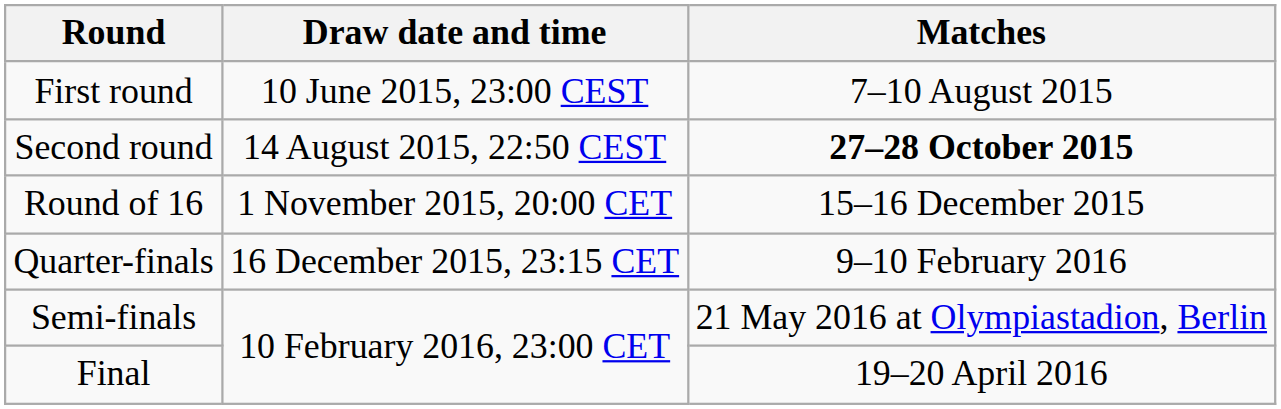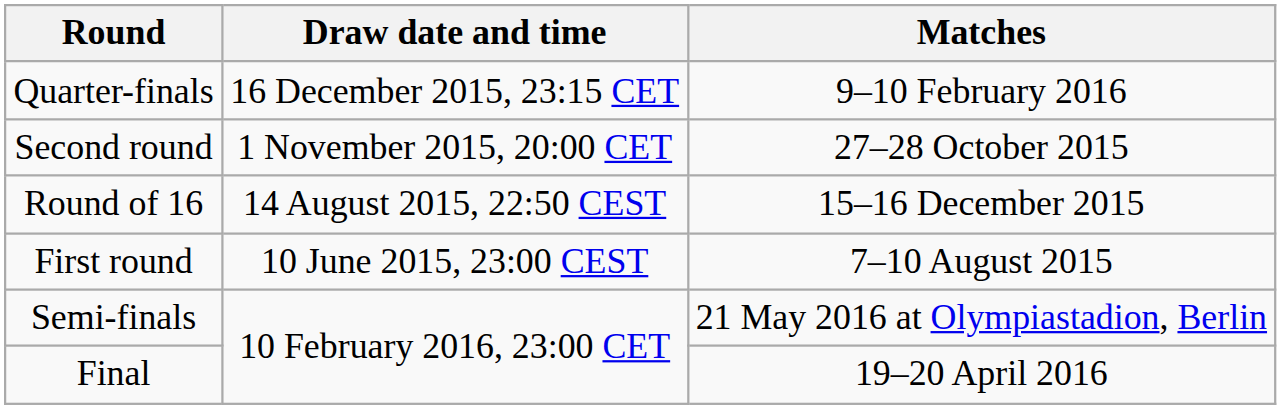rows swapped: (114, 89) <-> (114, 260)
(455, 146) 14 August 2015, 22:50 CEST -> (455, 146) 1 November 2015, 20:00 CET
(981, 146) bold -> (981, 146) normal
(455, 203) 1 November 2015, 20:00 CET -> (455, 203) 14 August 2015, 22:50 CEST
